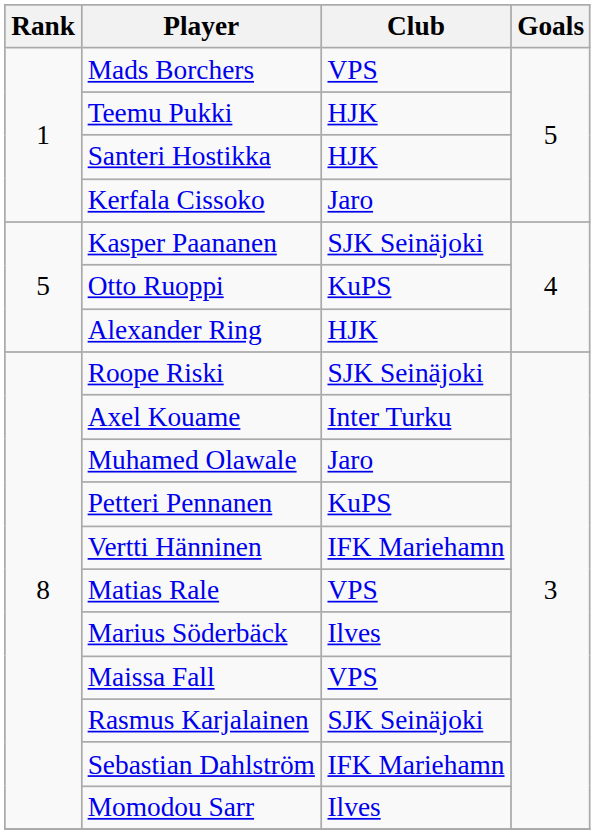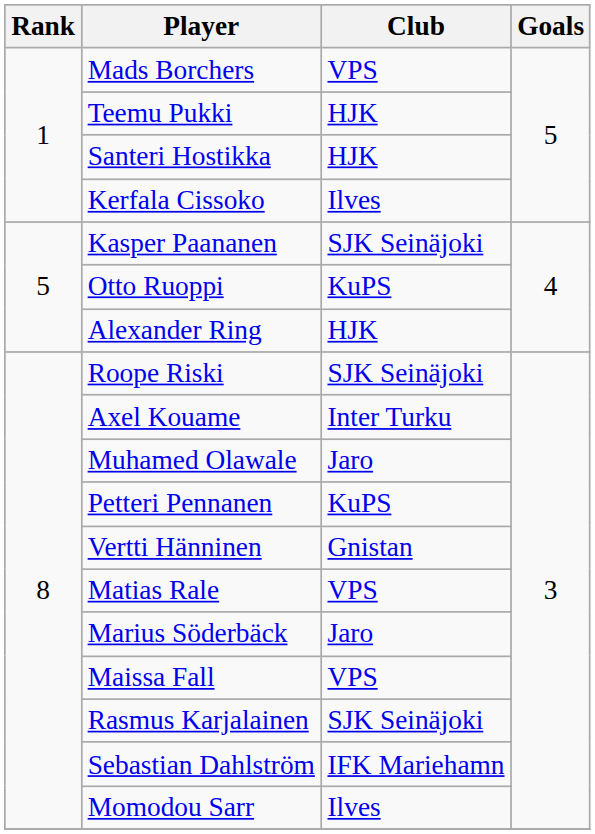(350, 199) Jaro -> (354, 199) Ilves
(416, 546) IFK Mariehamn -> (370, 546) Gnistan
(354, 633) Ilves -> (350, 633) Jaro
